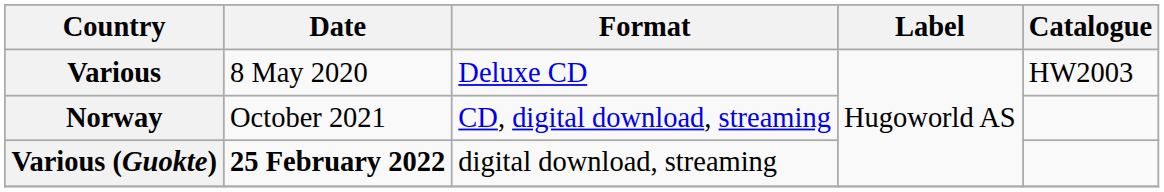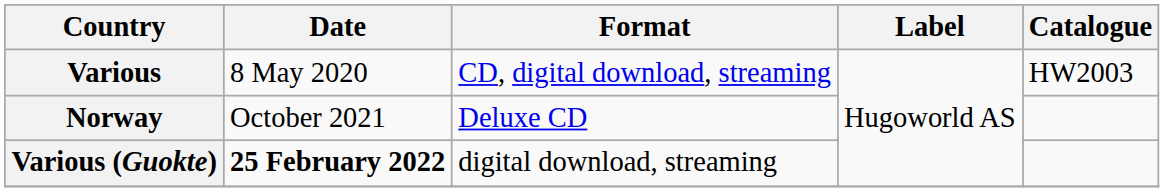(523, 72) Deluxe CD -> (645, 72) CD, digital download, streaming
(645, 117) CD, digital download, streaming -> (523, 117) Deluxe CD
